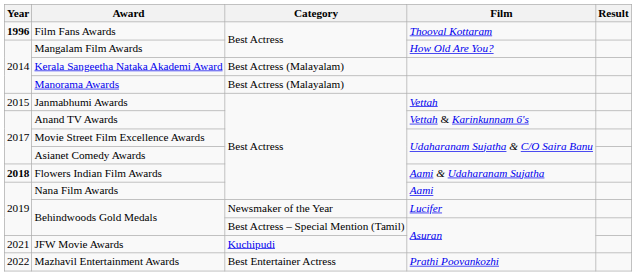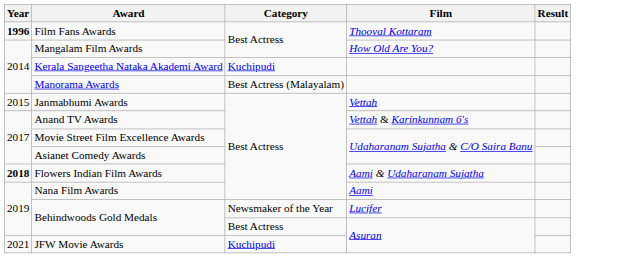(286, 66) Best Actress (Malayalam) -> (251, 66) Kuchipudi
(316, 226) Best Actress – Special Mention (Tamil) -> (256, 226) Best Actress
- row: (107, 262)
